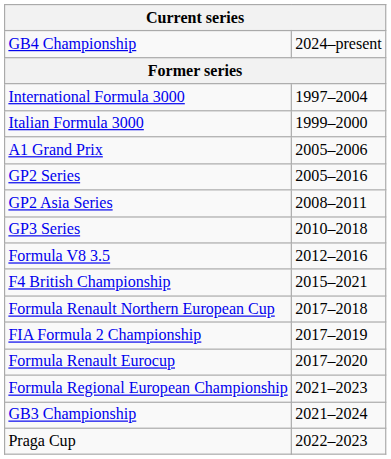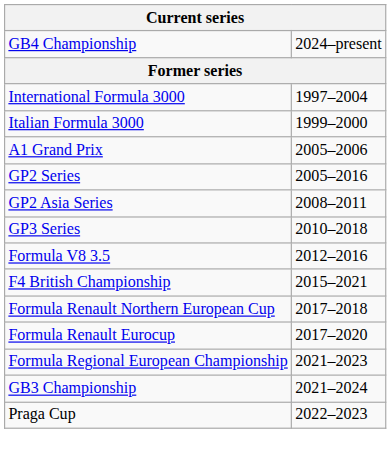- row: (105, 335)
